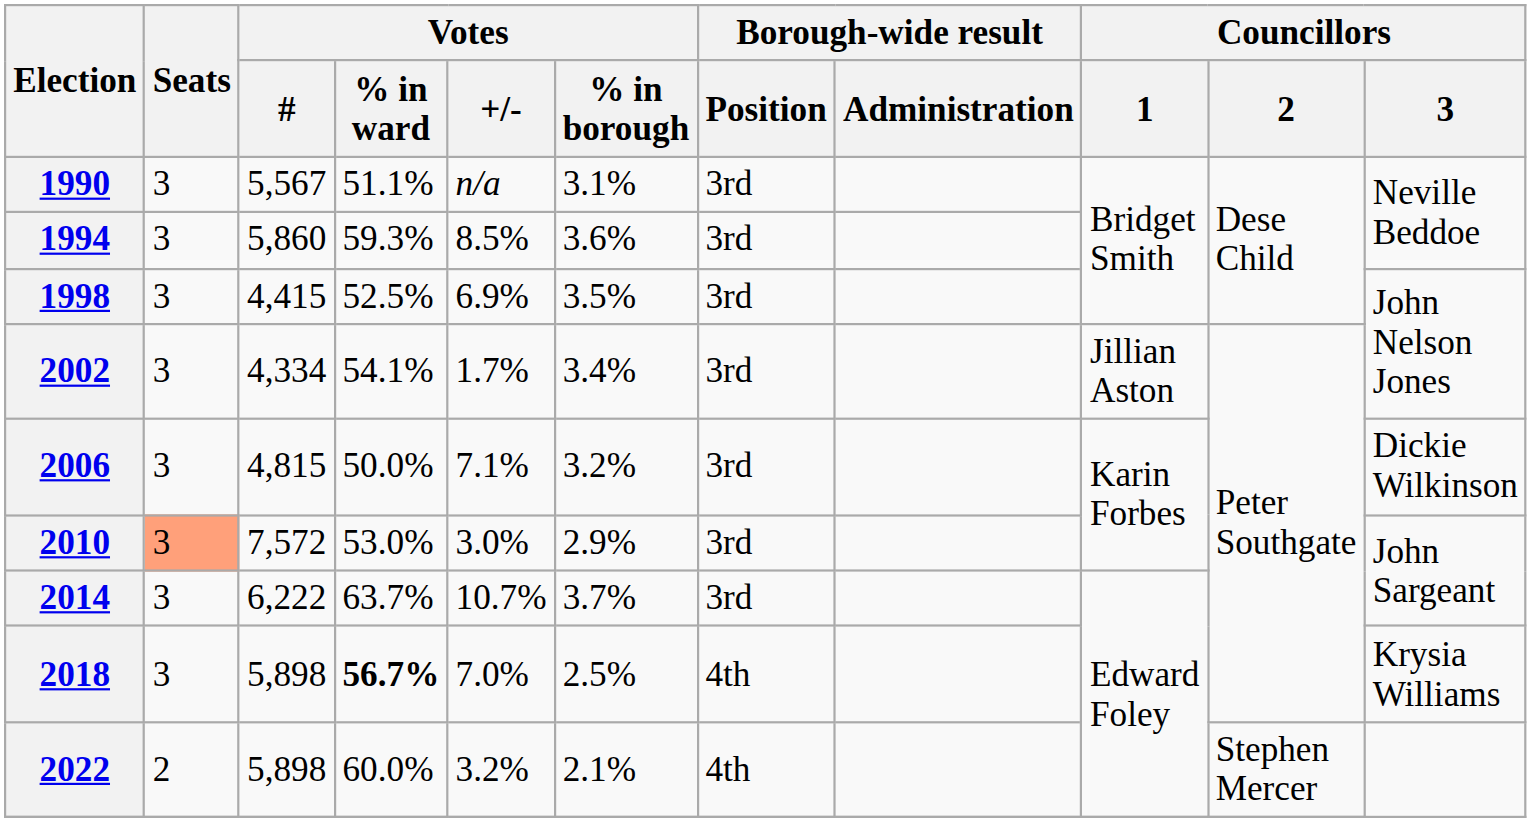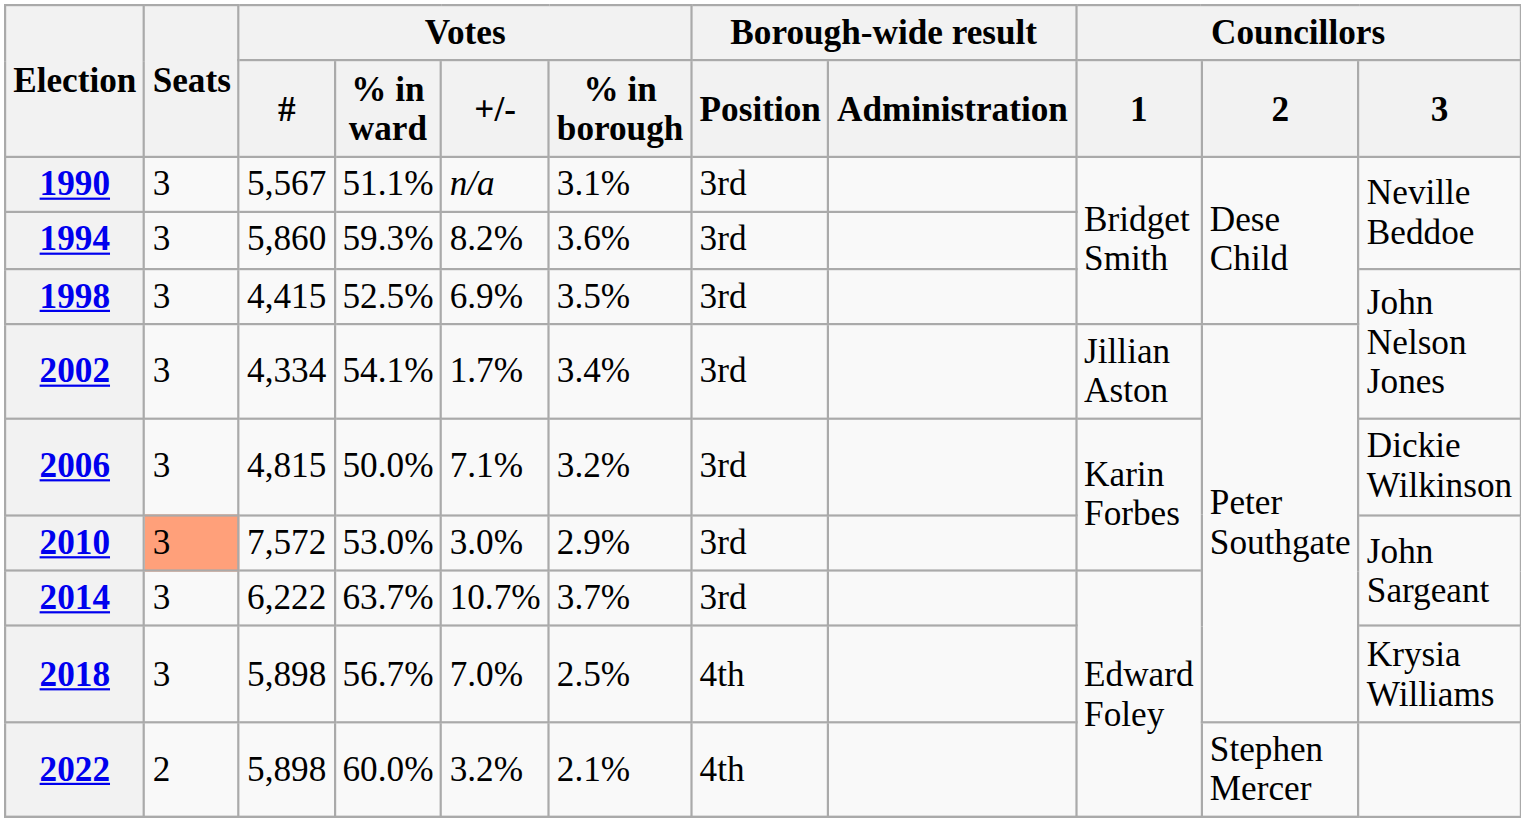(492, 239) 8.5% -> (486, 239) 8.2%
(391, 673) bold -> (388, 673) normal
